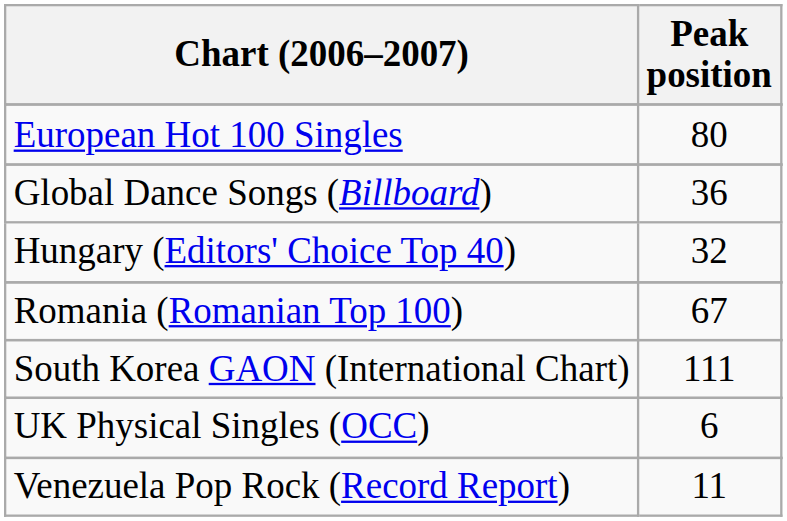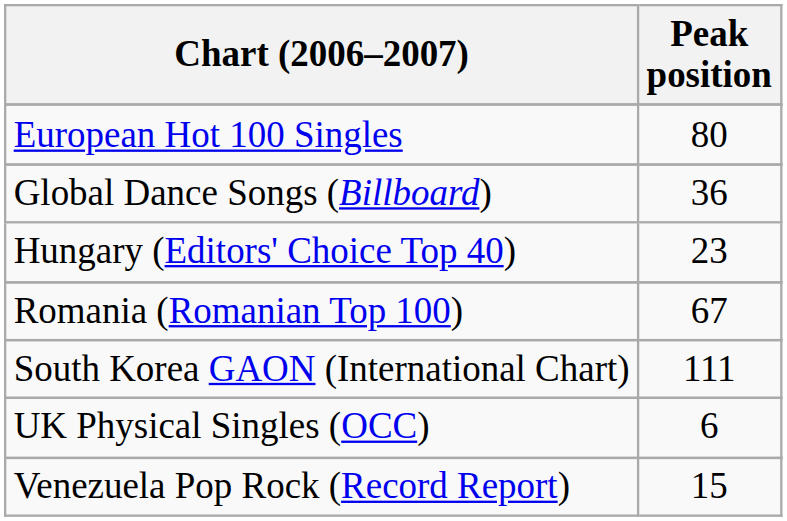(709, 251) 32 -> (709, 251) 23
(709, 485) 11 -> (709, 485) 15
